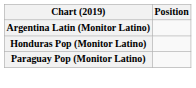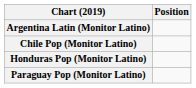+ row: (78, 43)
